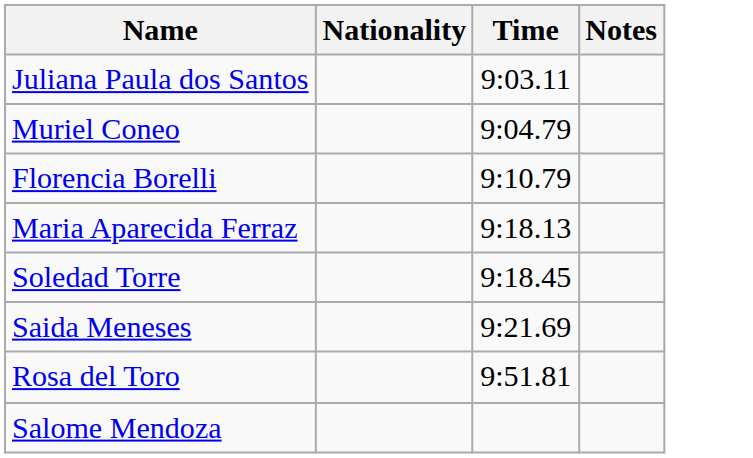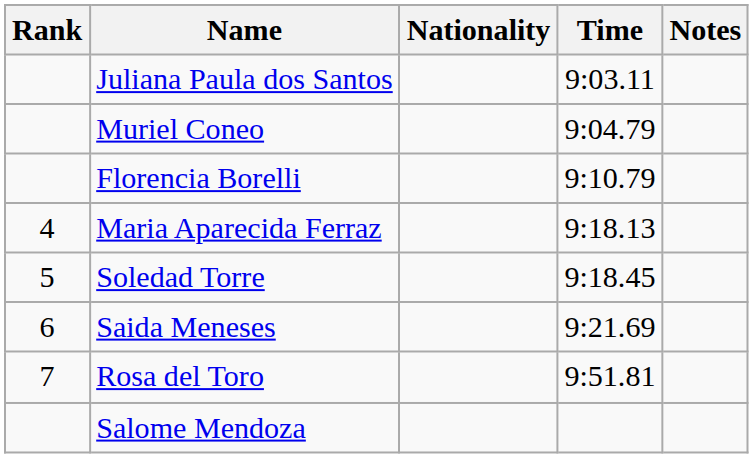+ column: (47, 29)
